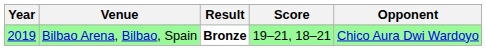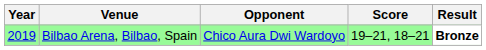columns swapped: (408, 15) <-> (225, 15)
